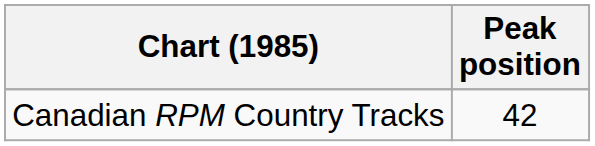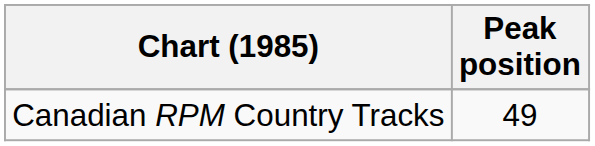(520, 114) 42 -> (520, 114) 49
